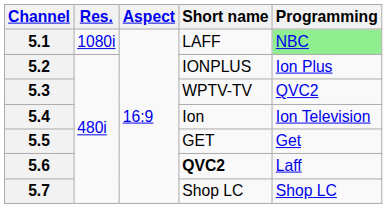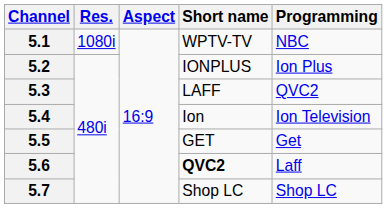(201, 41) LAFF -> (217, 41) WPTV-TV
(292, 41) lightgreen background -> (292, 41) no background
(217, 91) WPTV-TV -> (201, 91) LAFF
